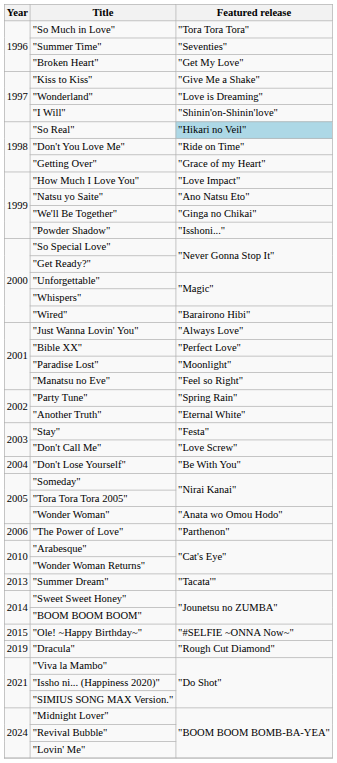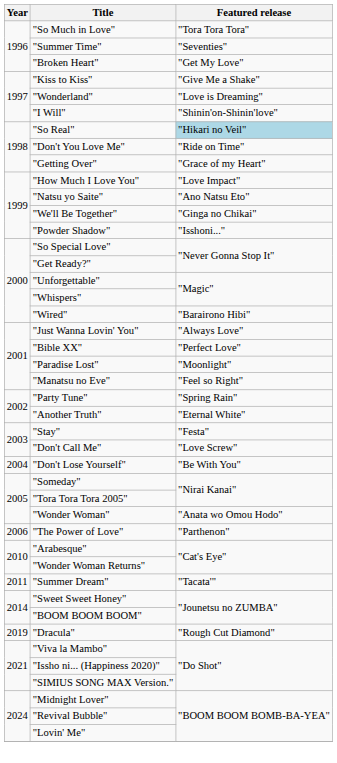(17, 582) 2013 -> (17, 582) 2011
- row: (87, 632)
